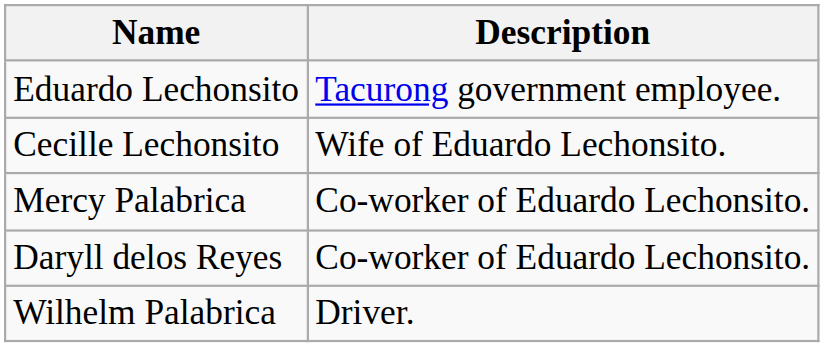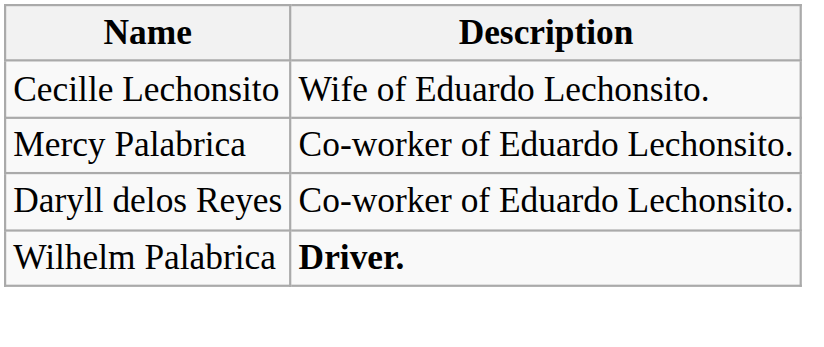- row: (156, 88)
(365, 312) normal -> (351, 256) bold
